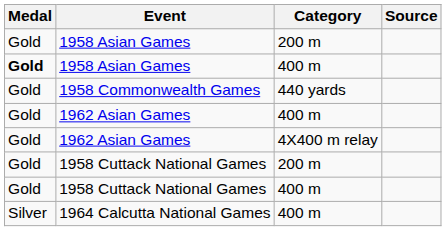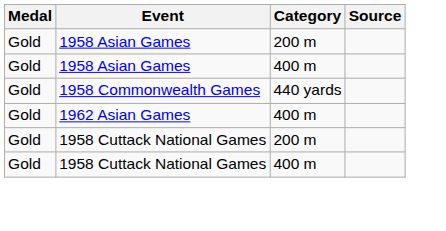(26, 66) bold -> (24, 66) normal
- row: (125, 139)
- row: (165, 213)
